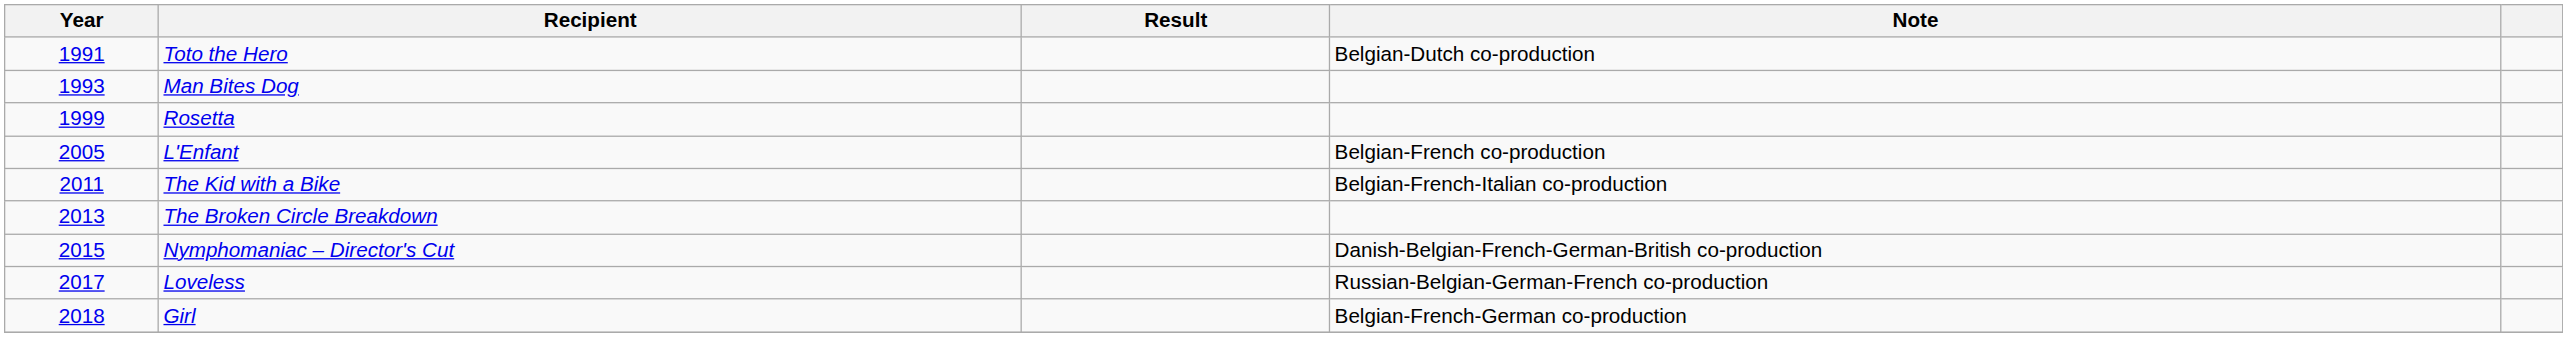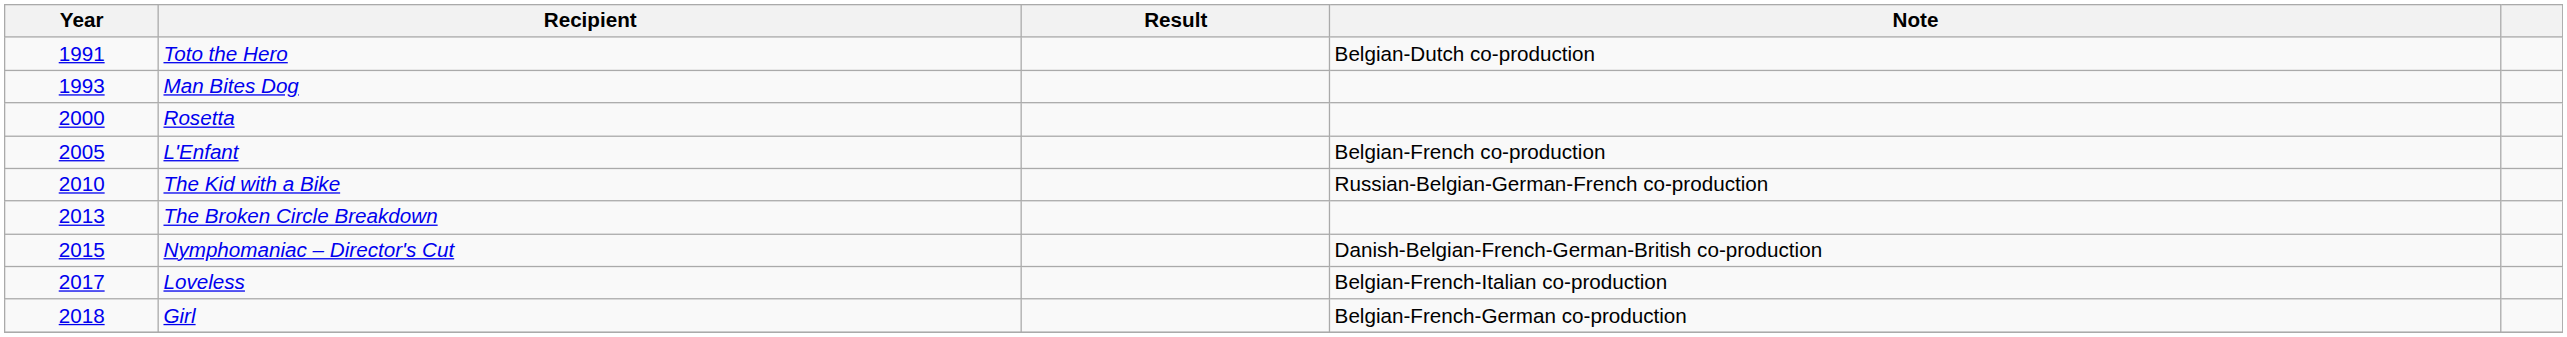(82, 119) 1999 -> (82, 119) 2000
(82, 184) 2011 -> (82, 184) 2010
(1501, 184) Belgian-French-Italian co-production -> (1551, 184) Russian-Belgian-German-French co-production
(1551, 282) Russian-Belgian-German-French co-production -> (1501, 282) Belgian-French-Italian co-production
